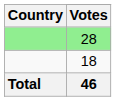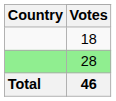rows swapped: (89, 38) <-> (89, 61)
